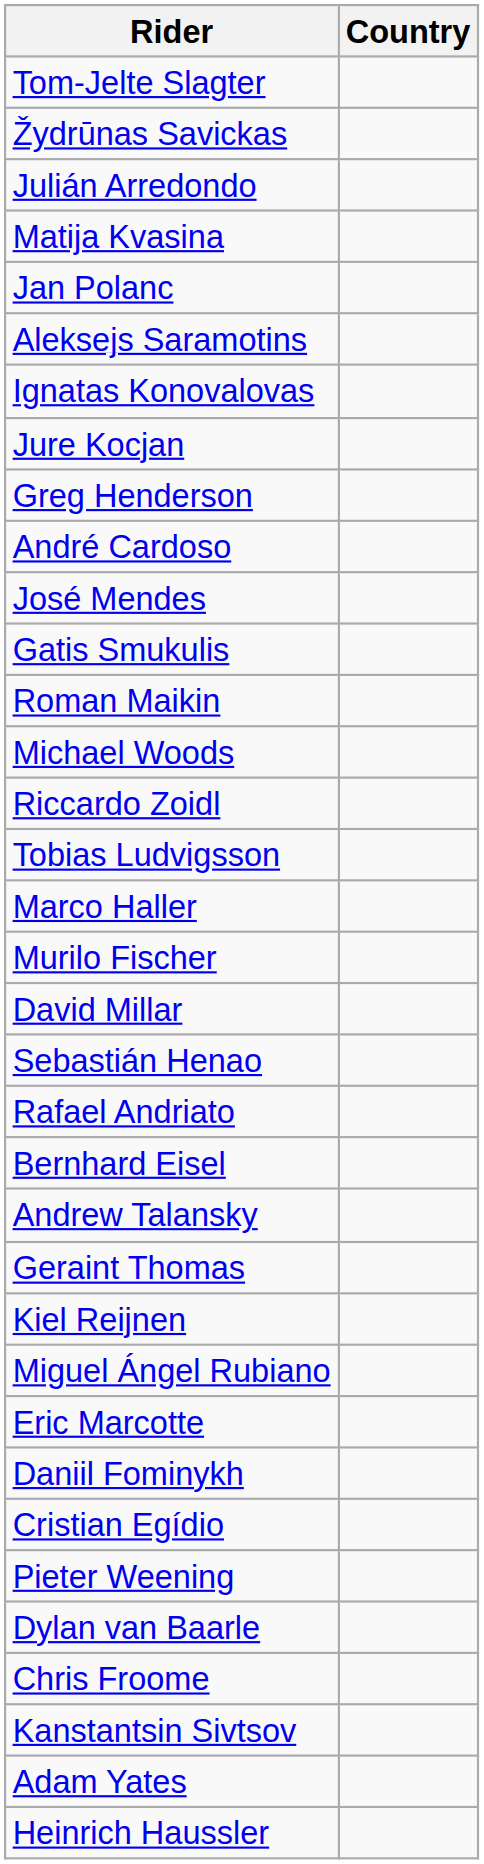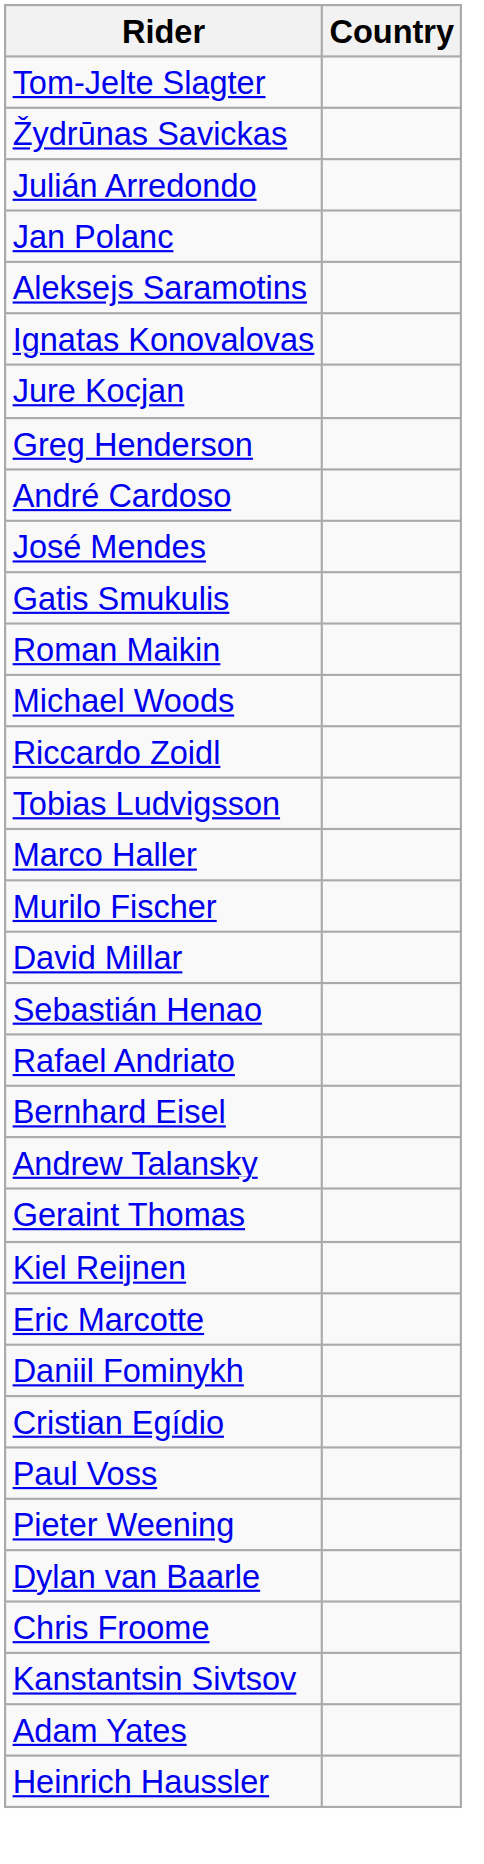- row: (118, 237)
- row: (172, 1370)
+ row: (85, 1473)
